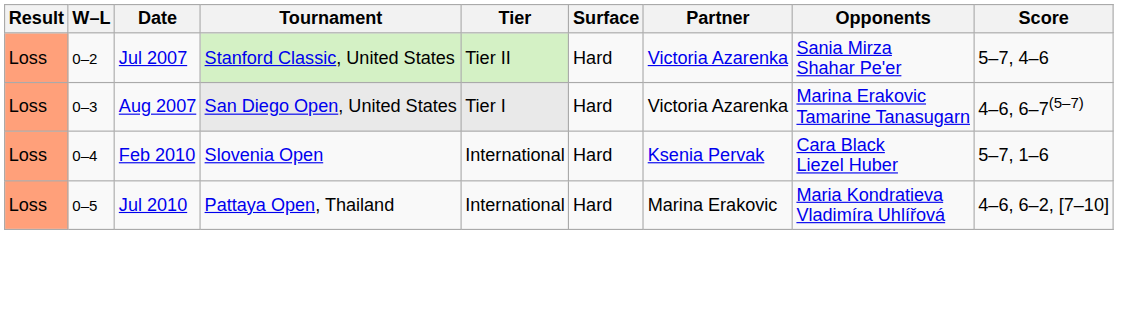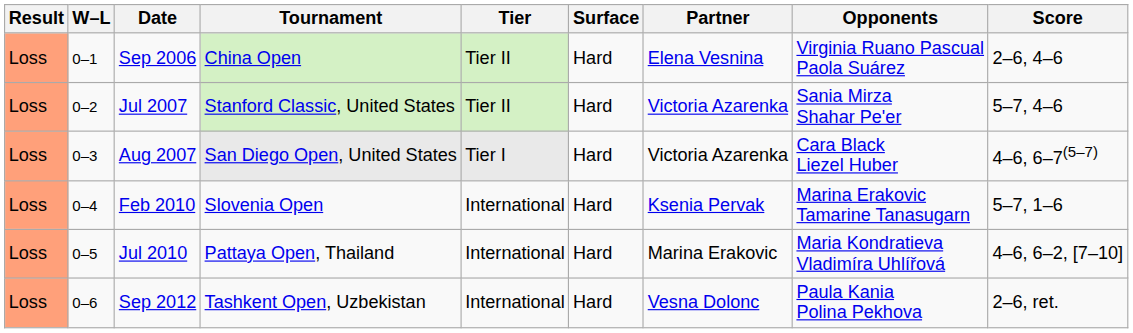+ row: (158, 57)
(883, 106) Marina Erakovic Tamarine Tanasugarn -> (847, 155) Cara Black Liezel Huber
(847, 155) Cara Black Liezel Huber -> (883, 204) Marina Erakovic Tamarine Tanasugarn
+ row: (158, 302)
